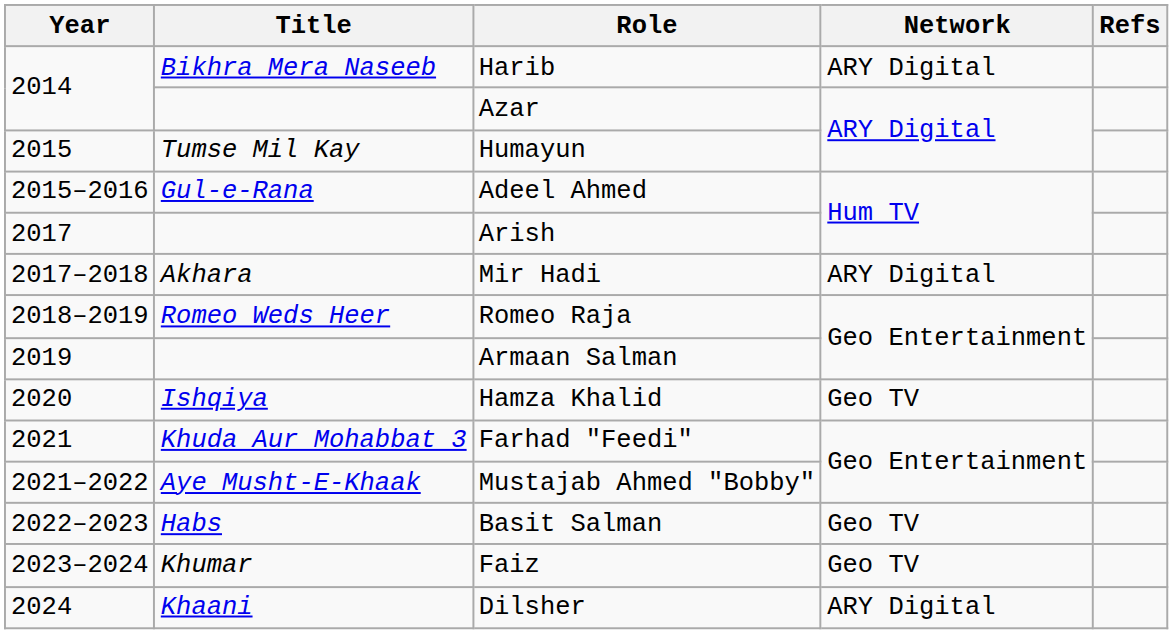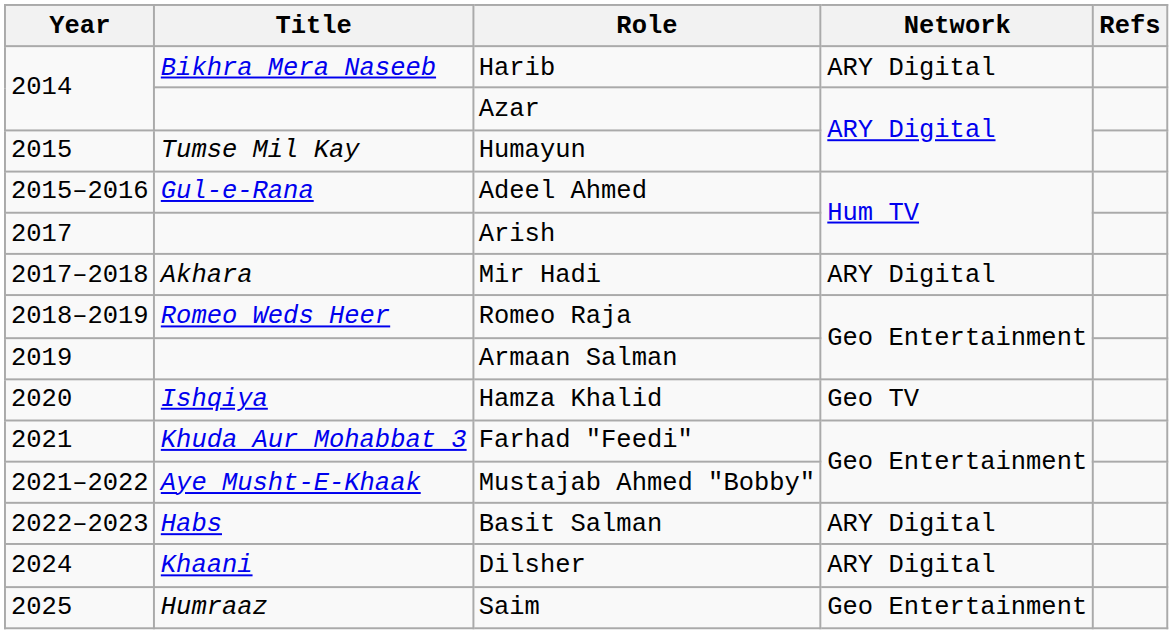(873, 524) Geo TV -> (911, 524) ARY Digital
- row: (509, 566)
+ row: (509, 607)
